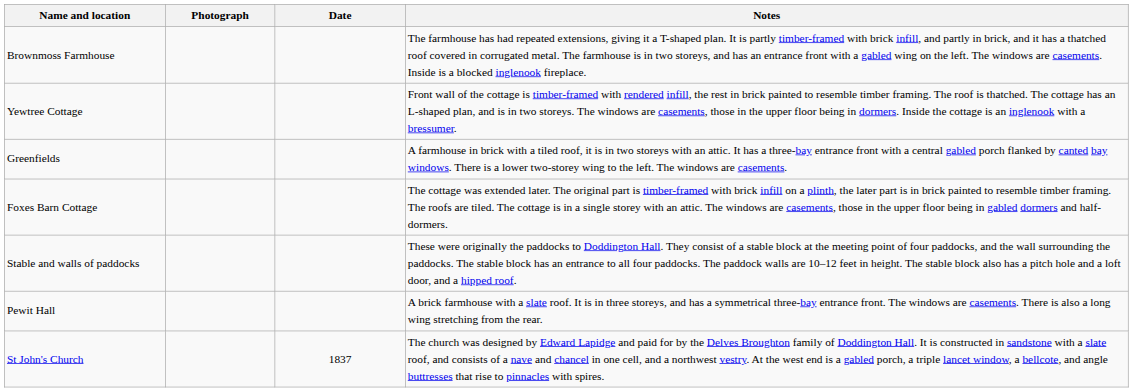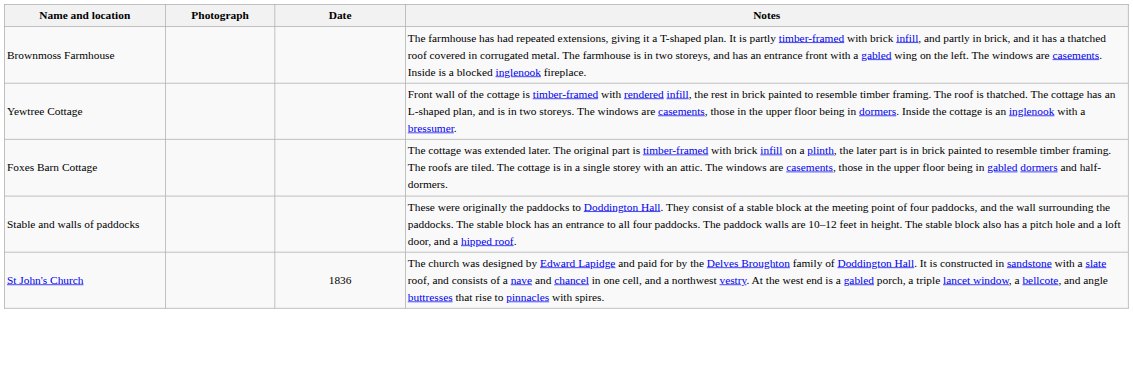- row: (33, 159)
- row: (31, 311)
(340, 359) 1837 -> (340, 280) 1836
